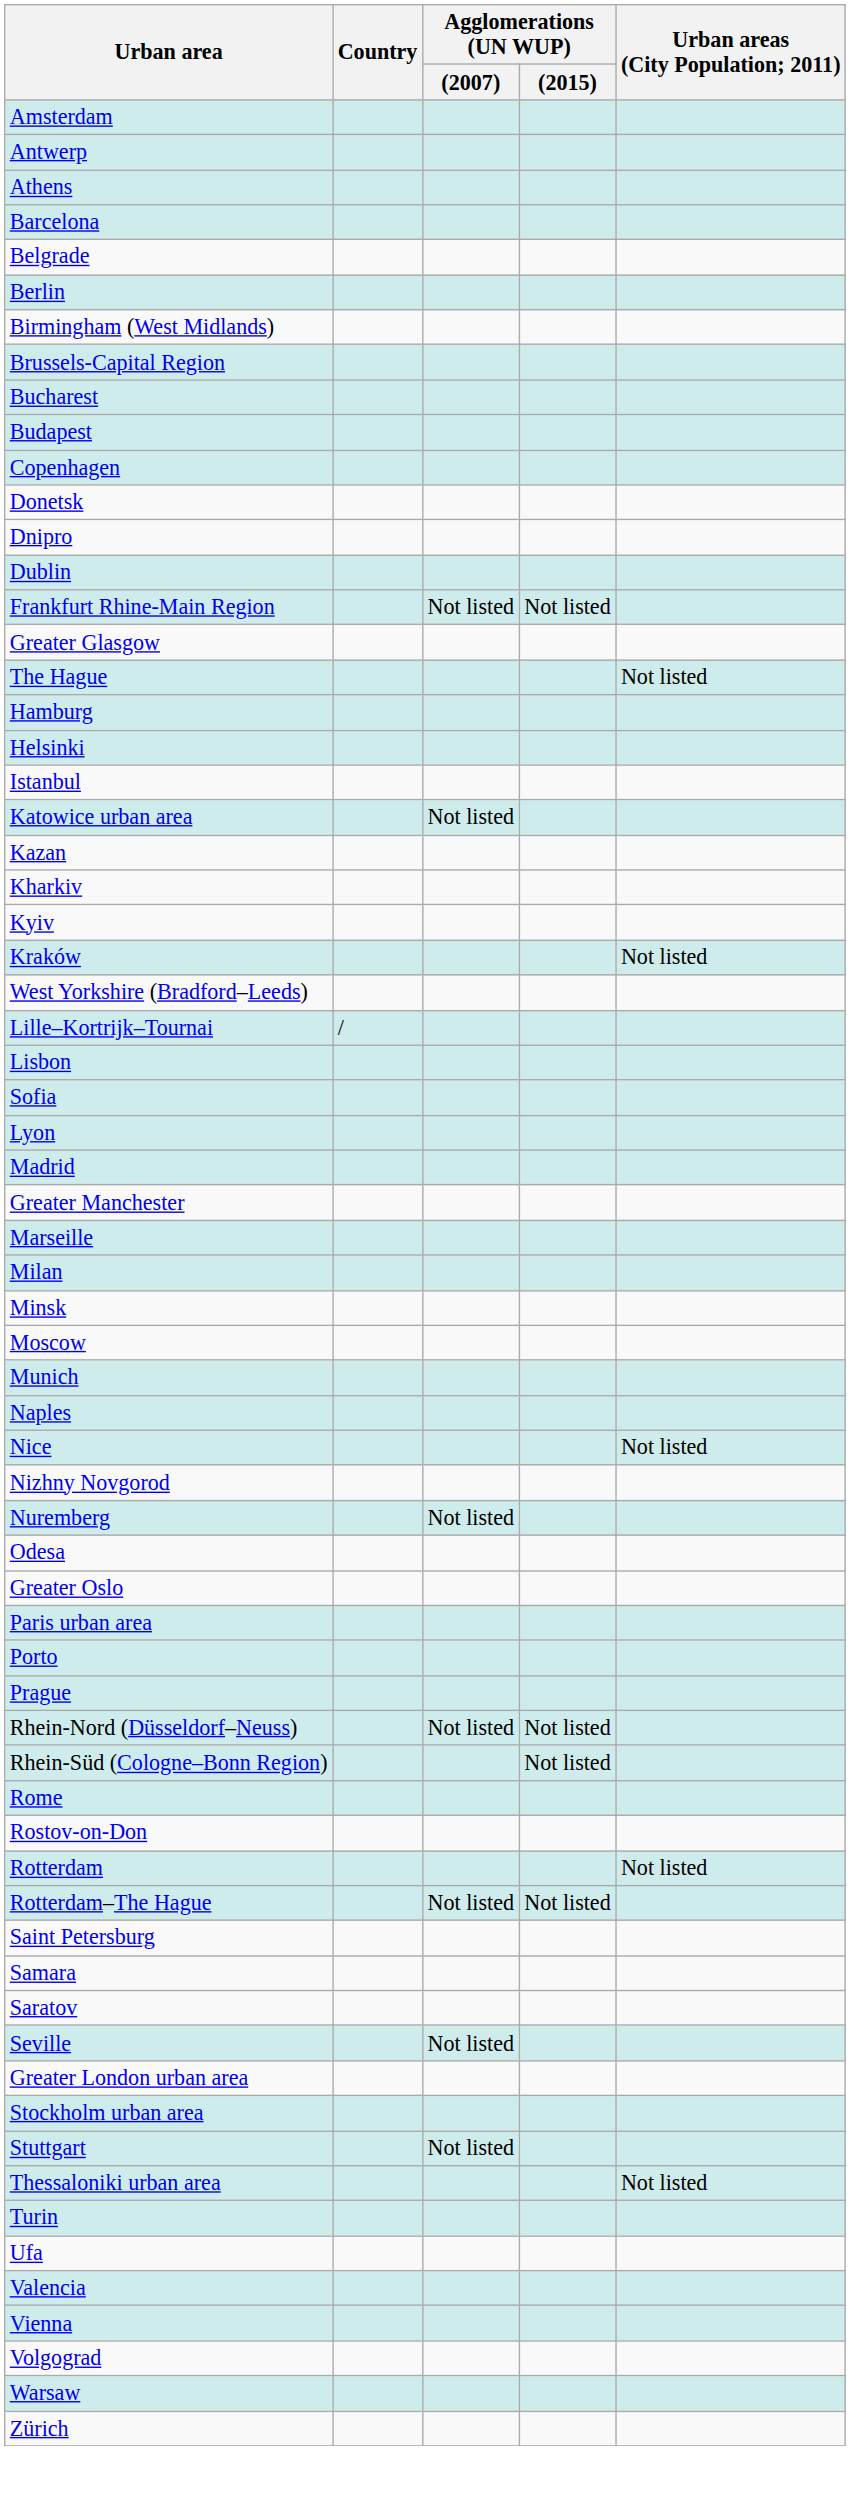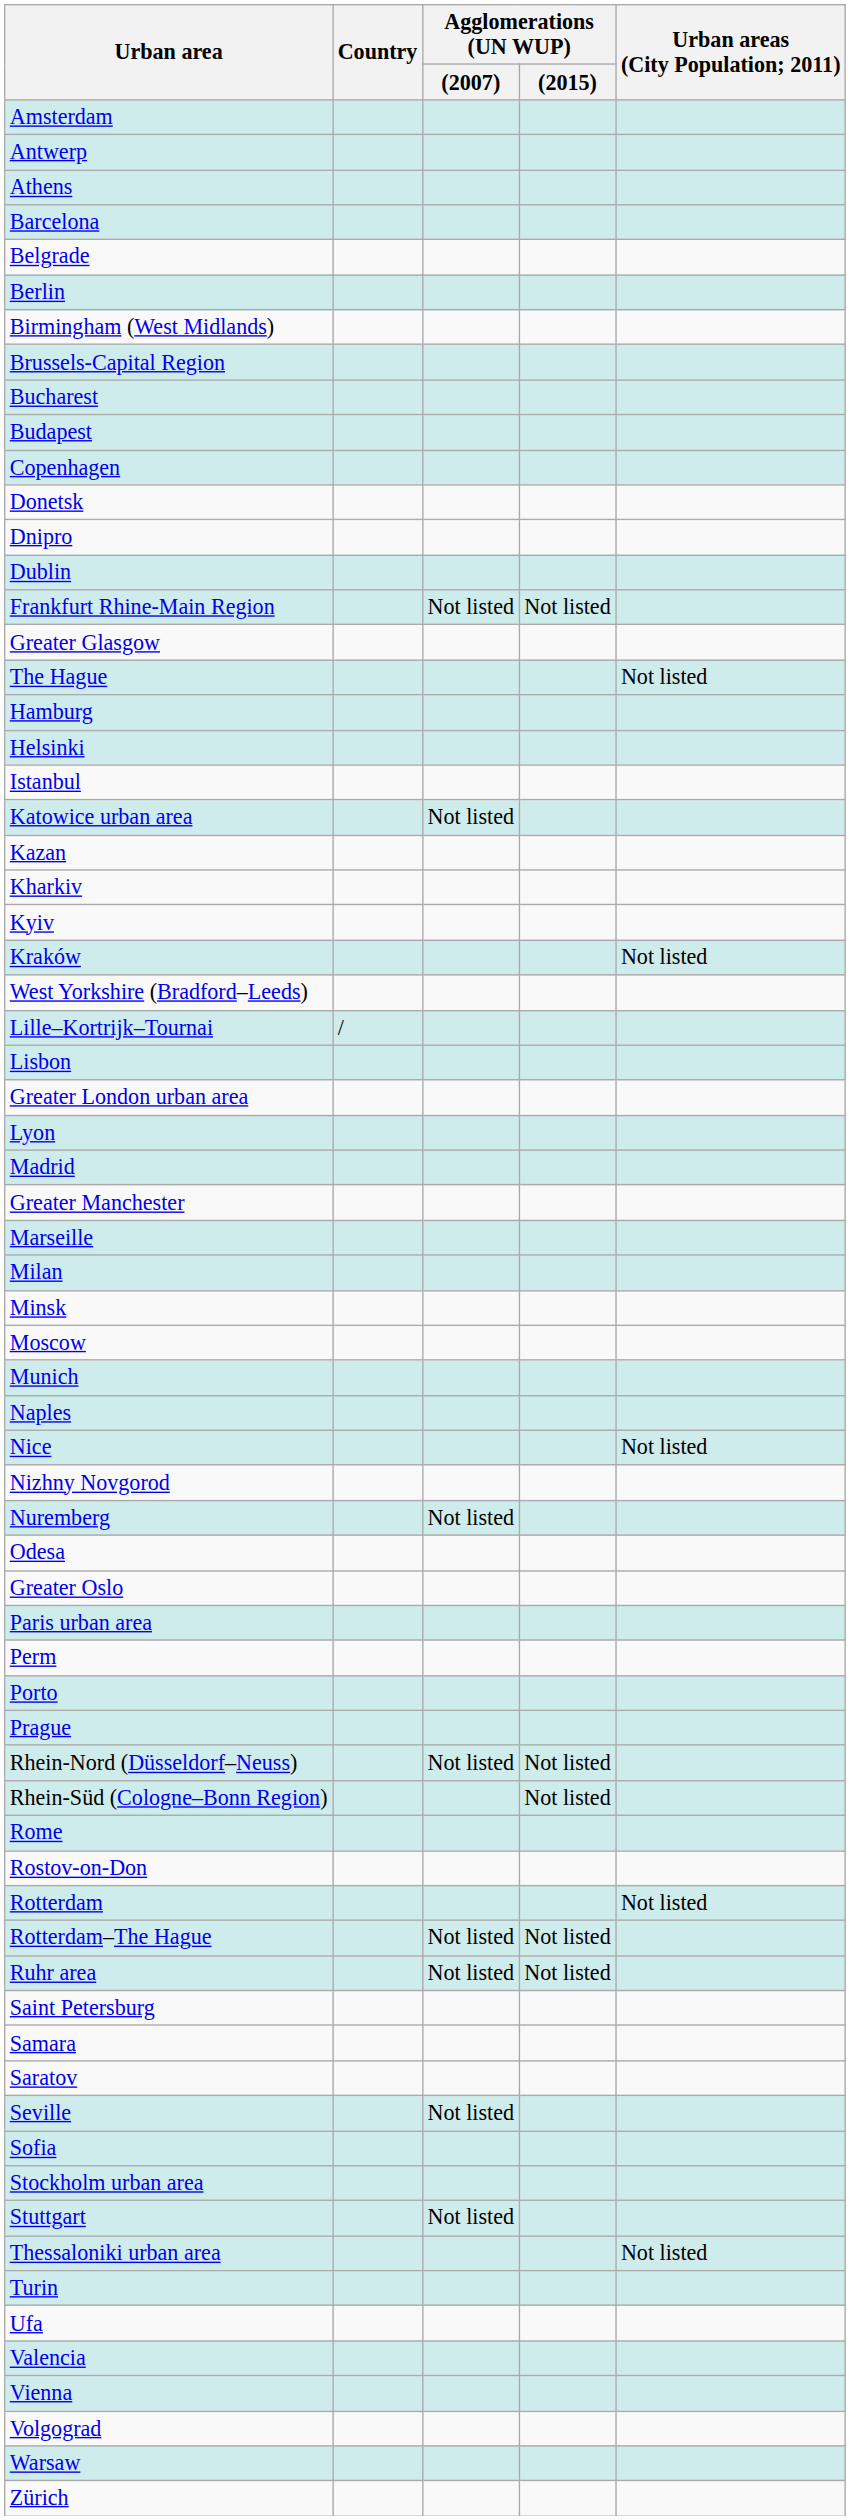rows swapped: (129, 2077) <-> (33, 1097)
+ row: (33, 1657)
+ row: (53, 1972)
